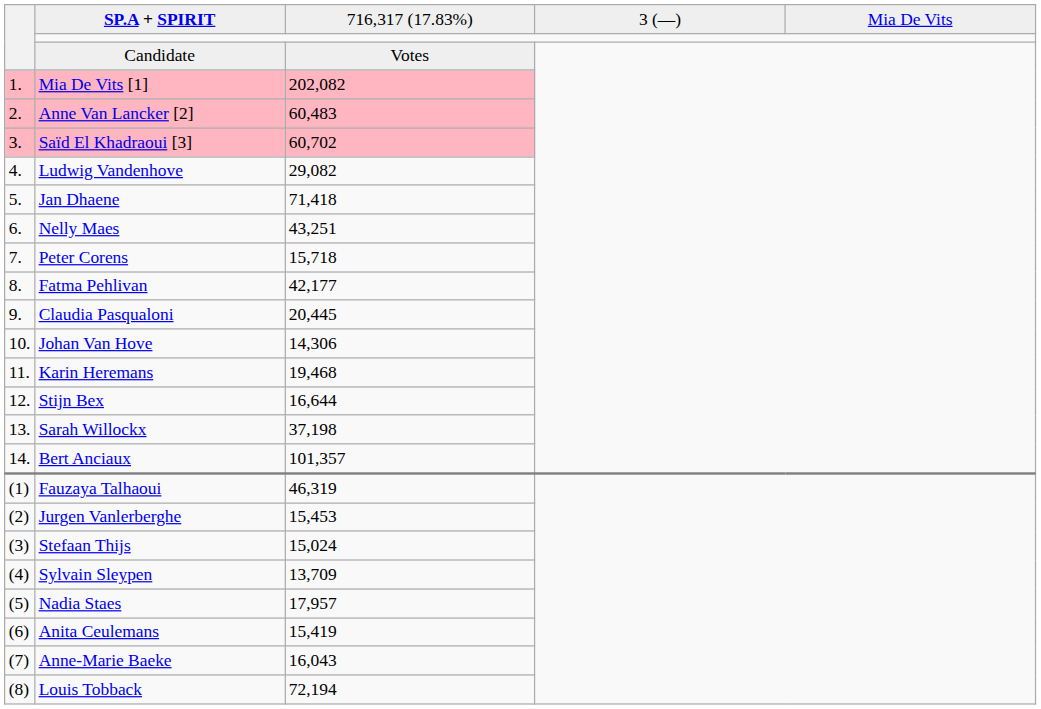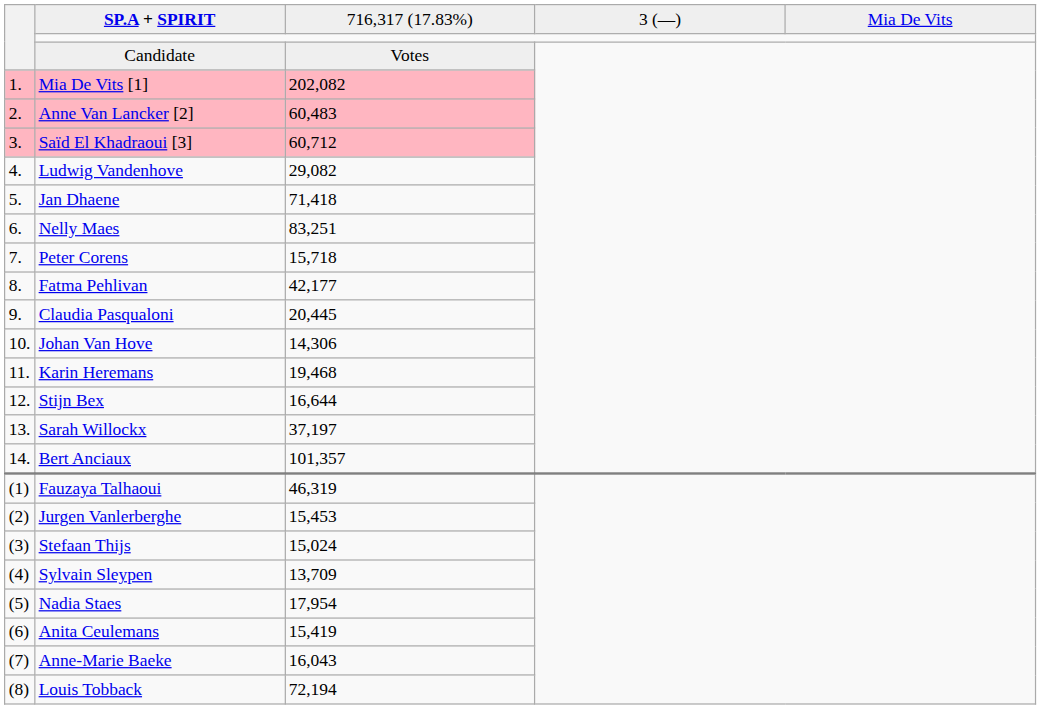(313, 142) 60,702 -> (313, 142) 60,712
(313, 228) 43,251 -> (313, 228) 83,251
(313, 429) 37,198 -> (313, 429) 37,197
(313, 603) 17,957 -> (313, 603) 17,954
